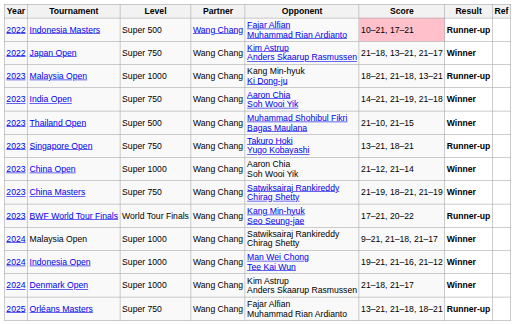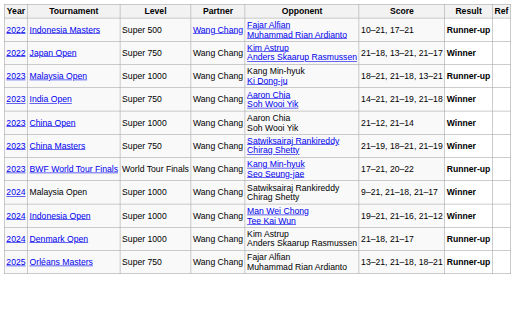(387, 30) pink background -> (387, 30) no background
- row: (16, 123)
- row: (16, 146)
(461, 286) Winner -> (469, 239) Runner-up
